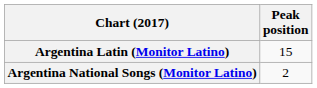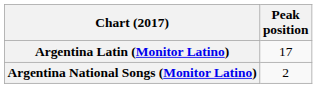(286, 51) 15 -> (286, 51) 17
